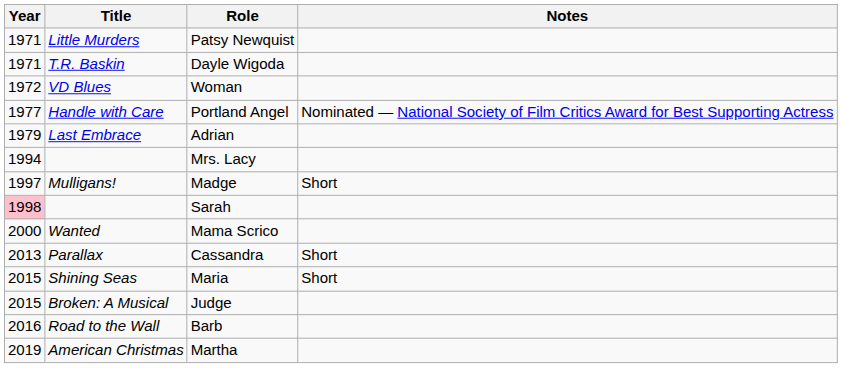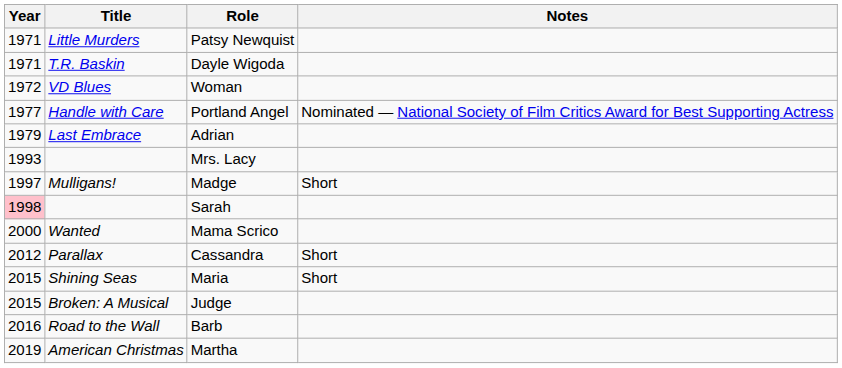(25, 159) 1994 -> (25, 159) 1993
(25, 254) 2013 -> (25, 254) 2012
